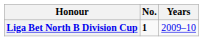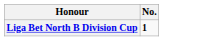- column: (179, 12)
